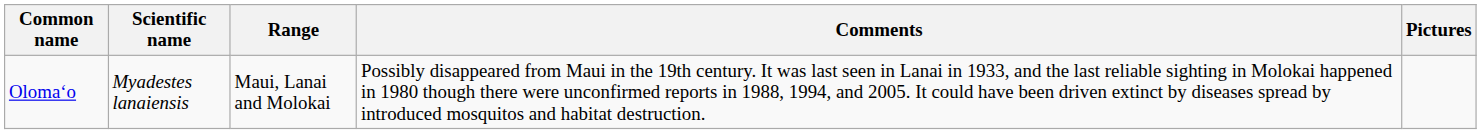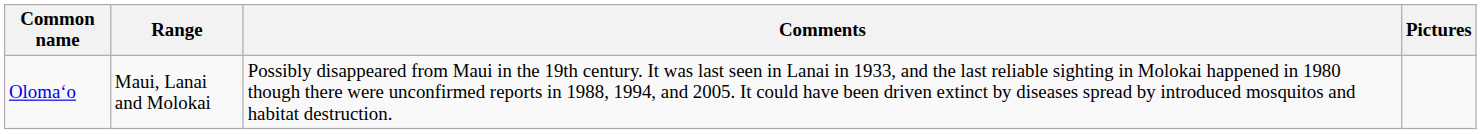- column: (169, 30)
